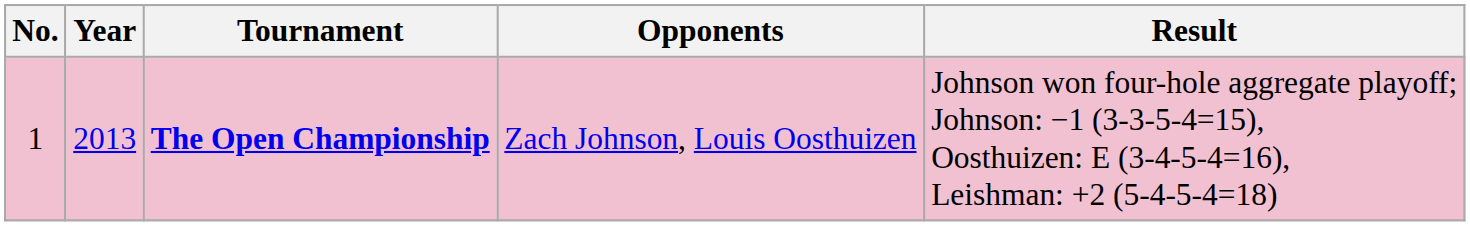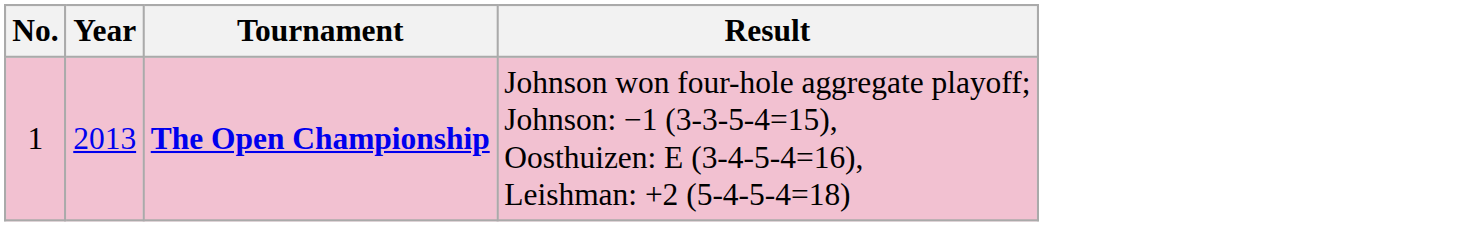- column: (710, 30)
